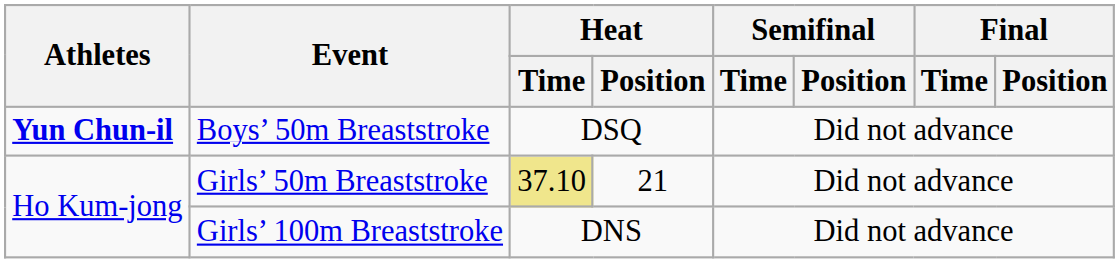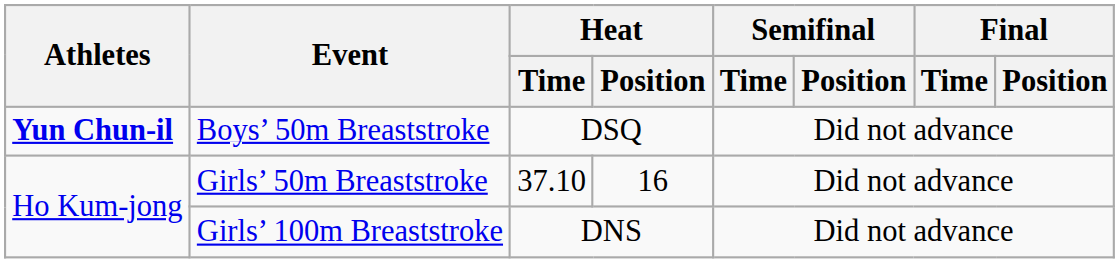(552, 181) khaki background -> (552, 181) no background
(653, 181) 21 -> (653, 181) 16
